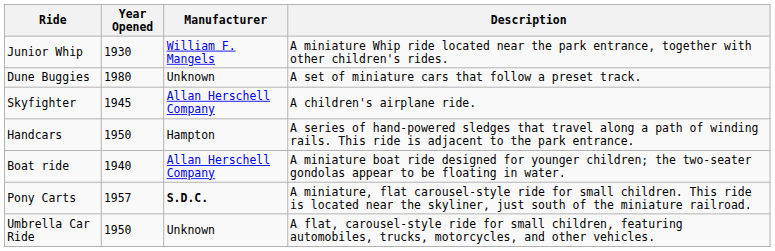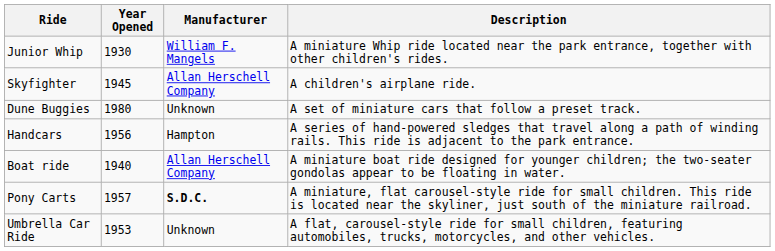rows swapped: (48, 77) <-> (42, 103)
(118, 135) 1950 -> (118, 135) 1956
(118, 230) 1950 -> (118, 230) 1953
